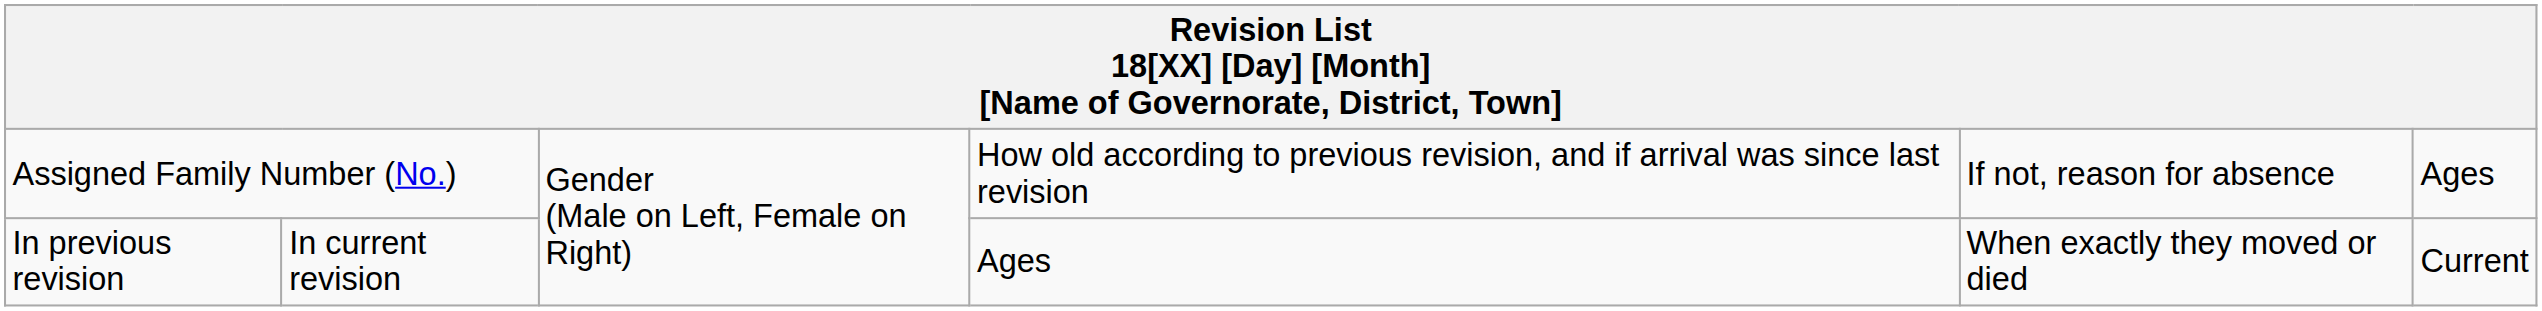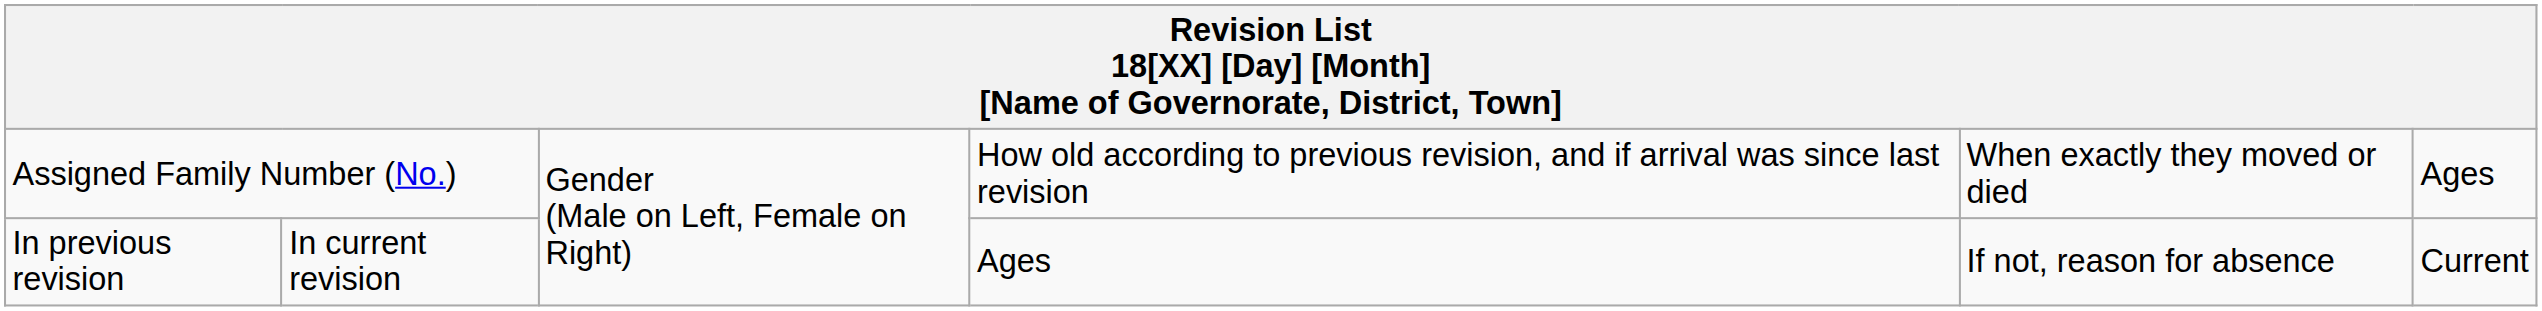(2151, 173) If not, reason for absence -> (2171, 173) When exactly they moved or died
(2171, 261) When exactly they moved or died -> (2151, 261) If not, reason for absence
